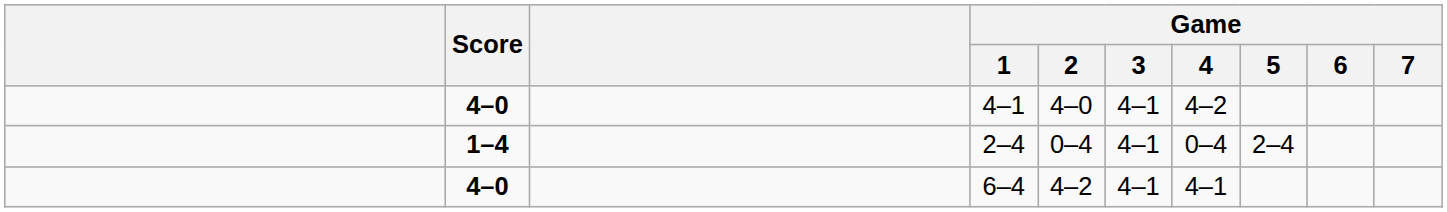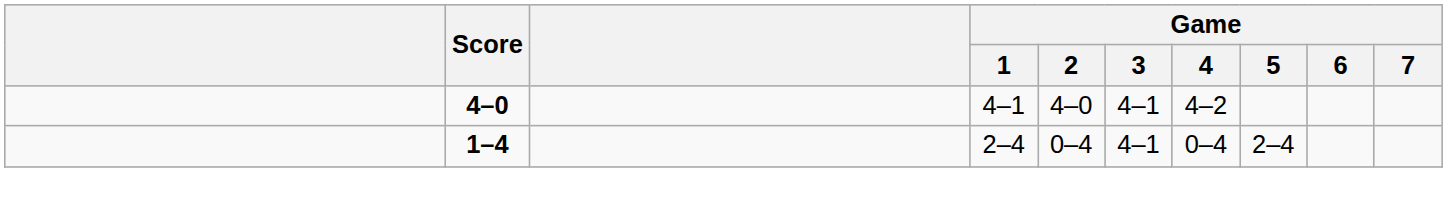- row: (1004, 186)
